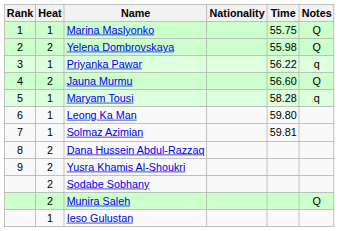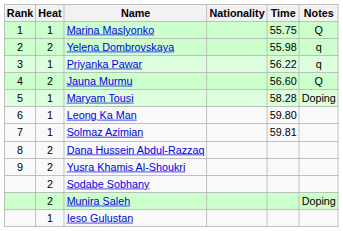(317, 47) Q -> (319, 47) q
(317, 99) q -> (319, 99) Doping
(317, 201) Q -> (319, 201) Doping
